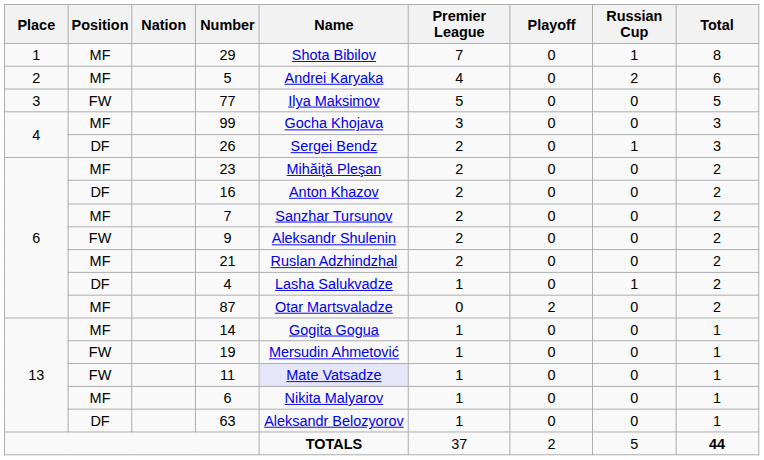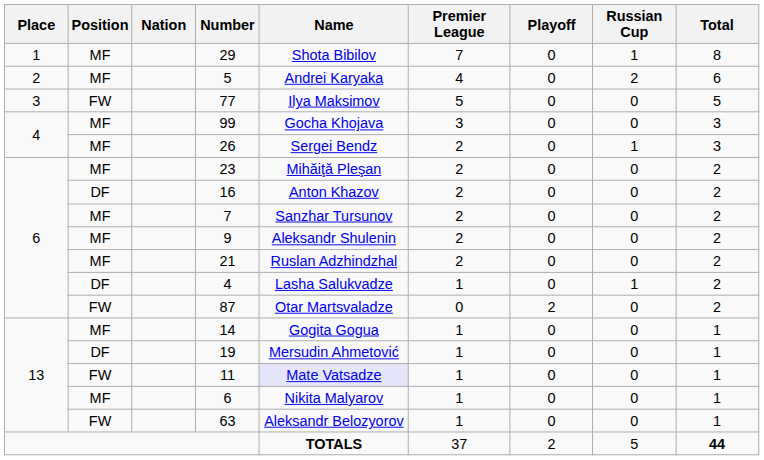(100, 147) DF -> (100, 147) MF
(100, 238) FW -> (100, 238) MF
(100, 307) MF -> (100, 307) FW
(100, 352) FW -> (100, 352) DF
(100, 421) DF -> (100, 421) FW
